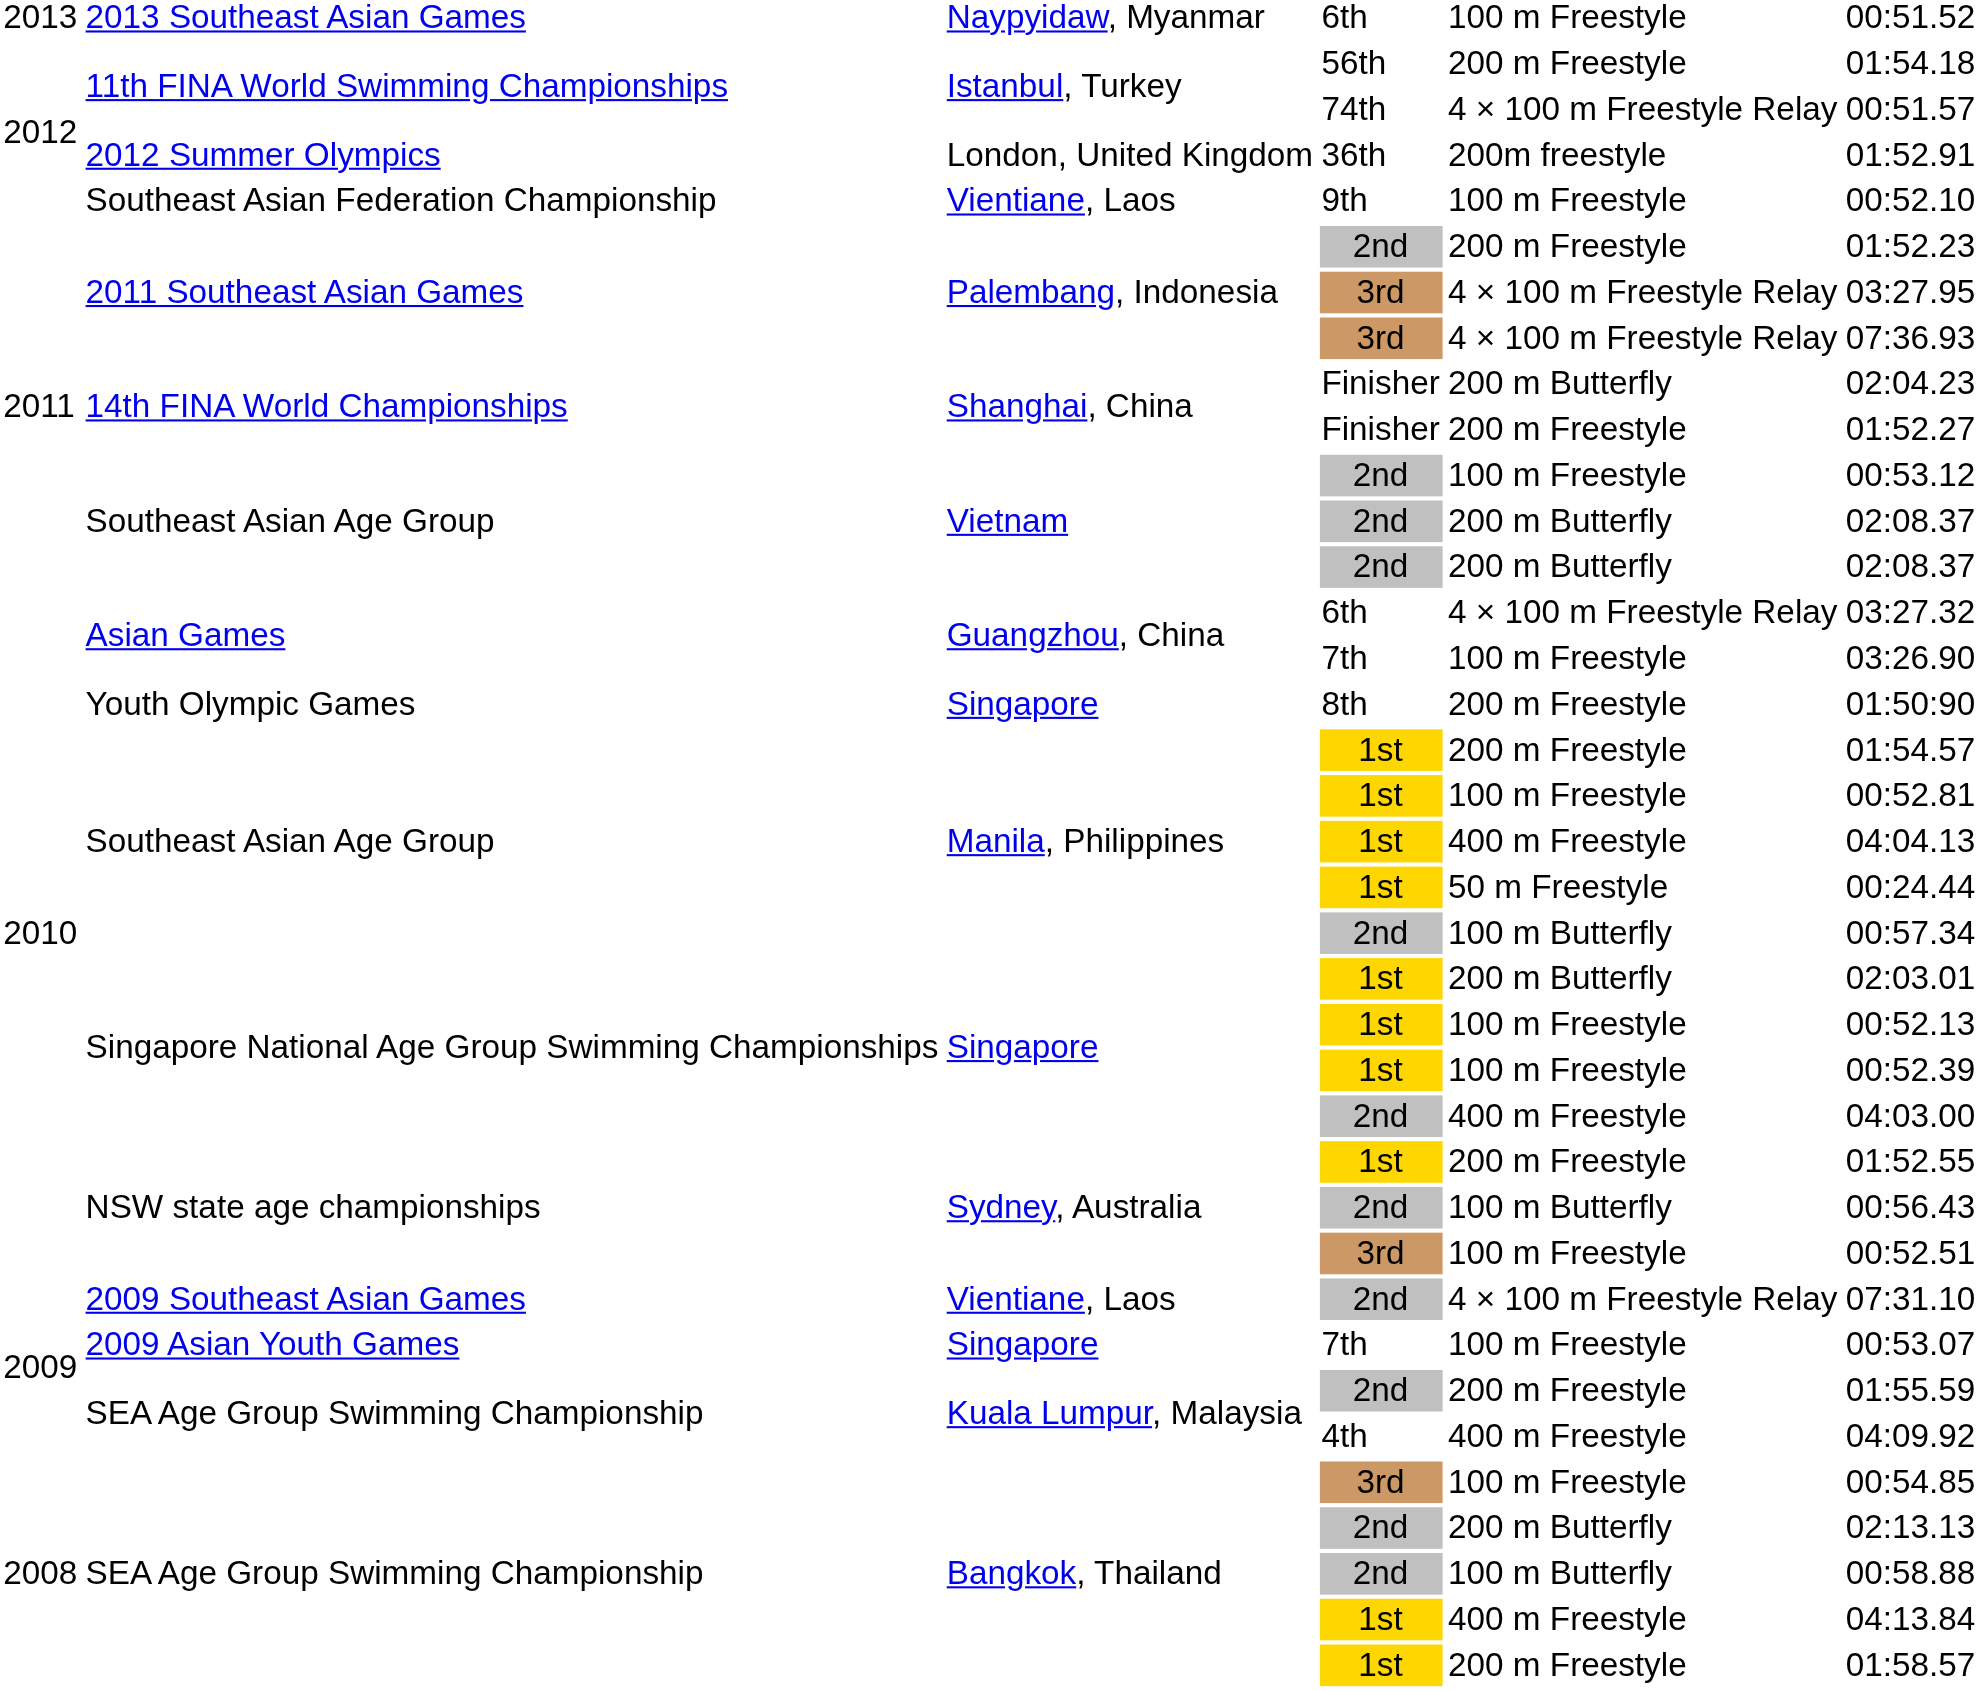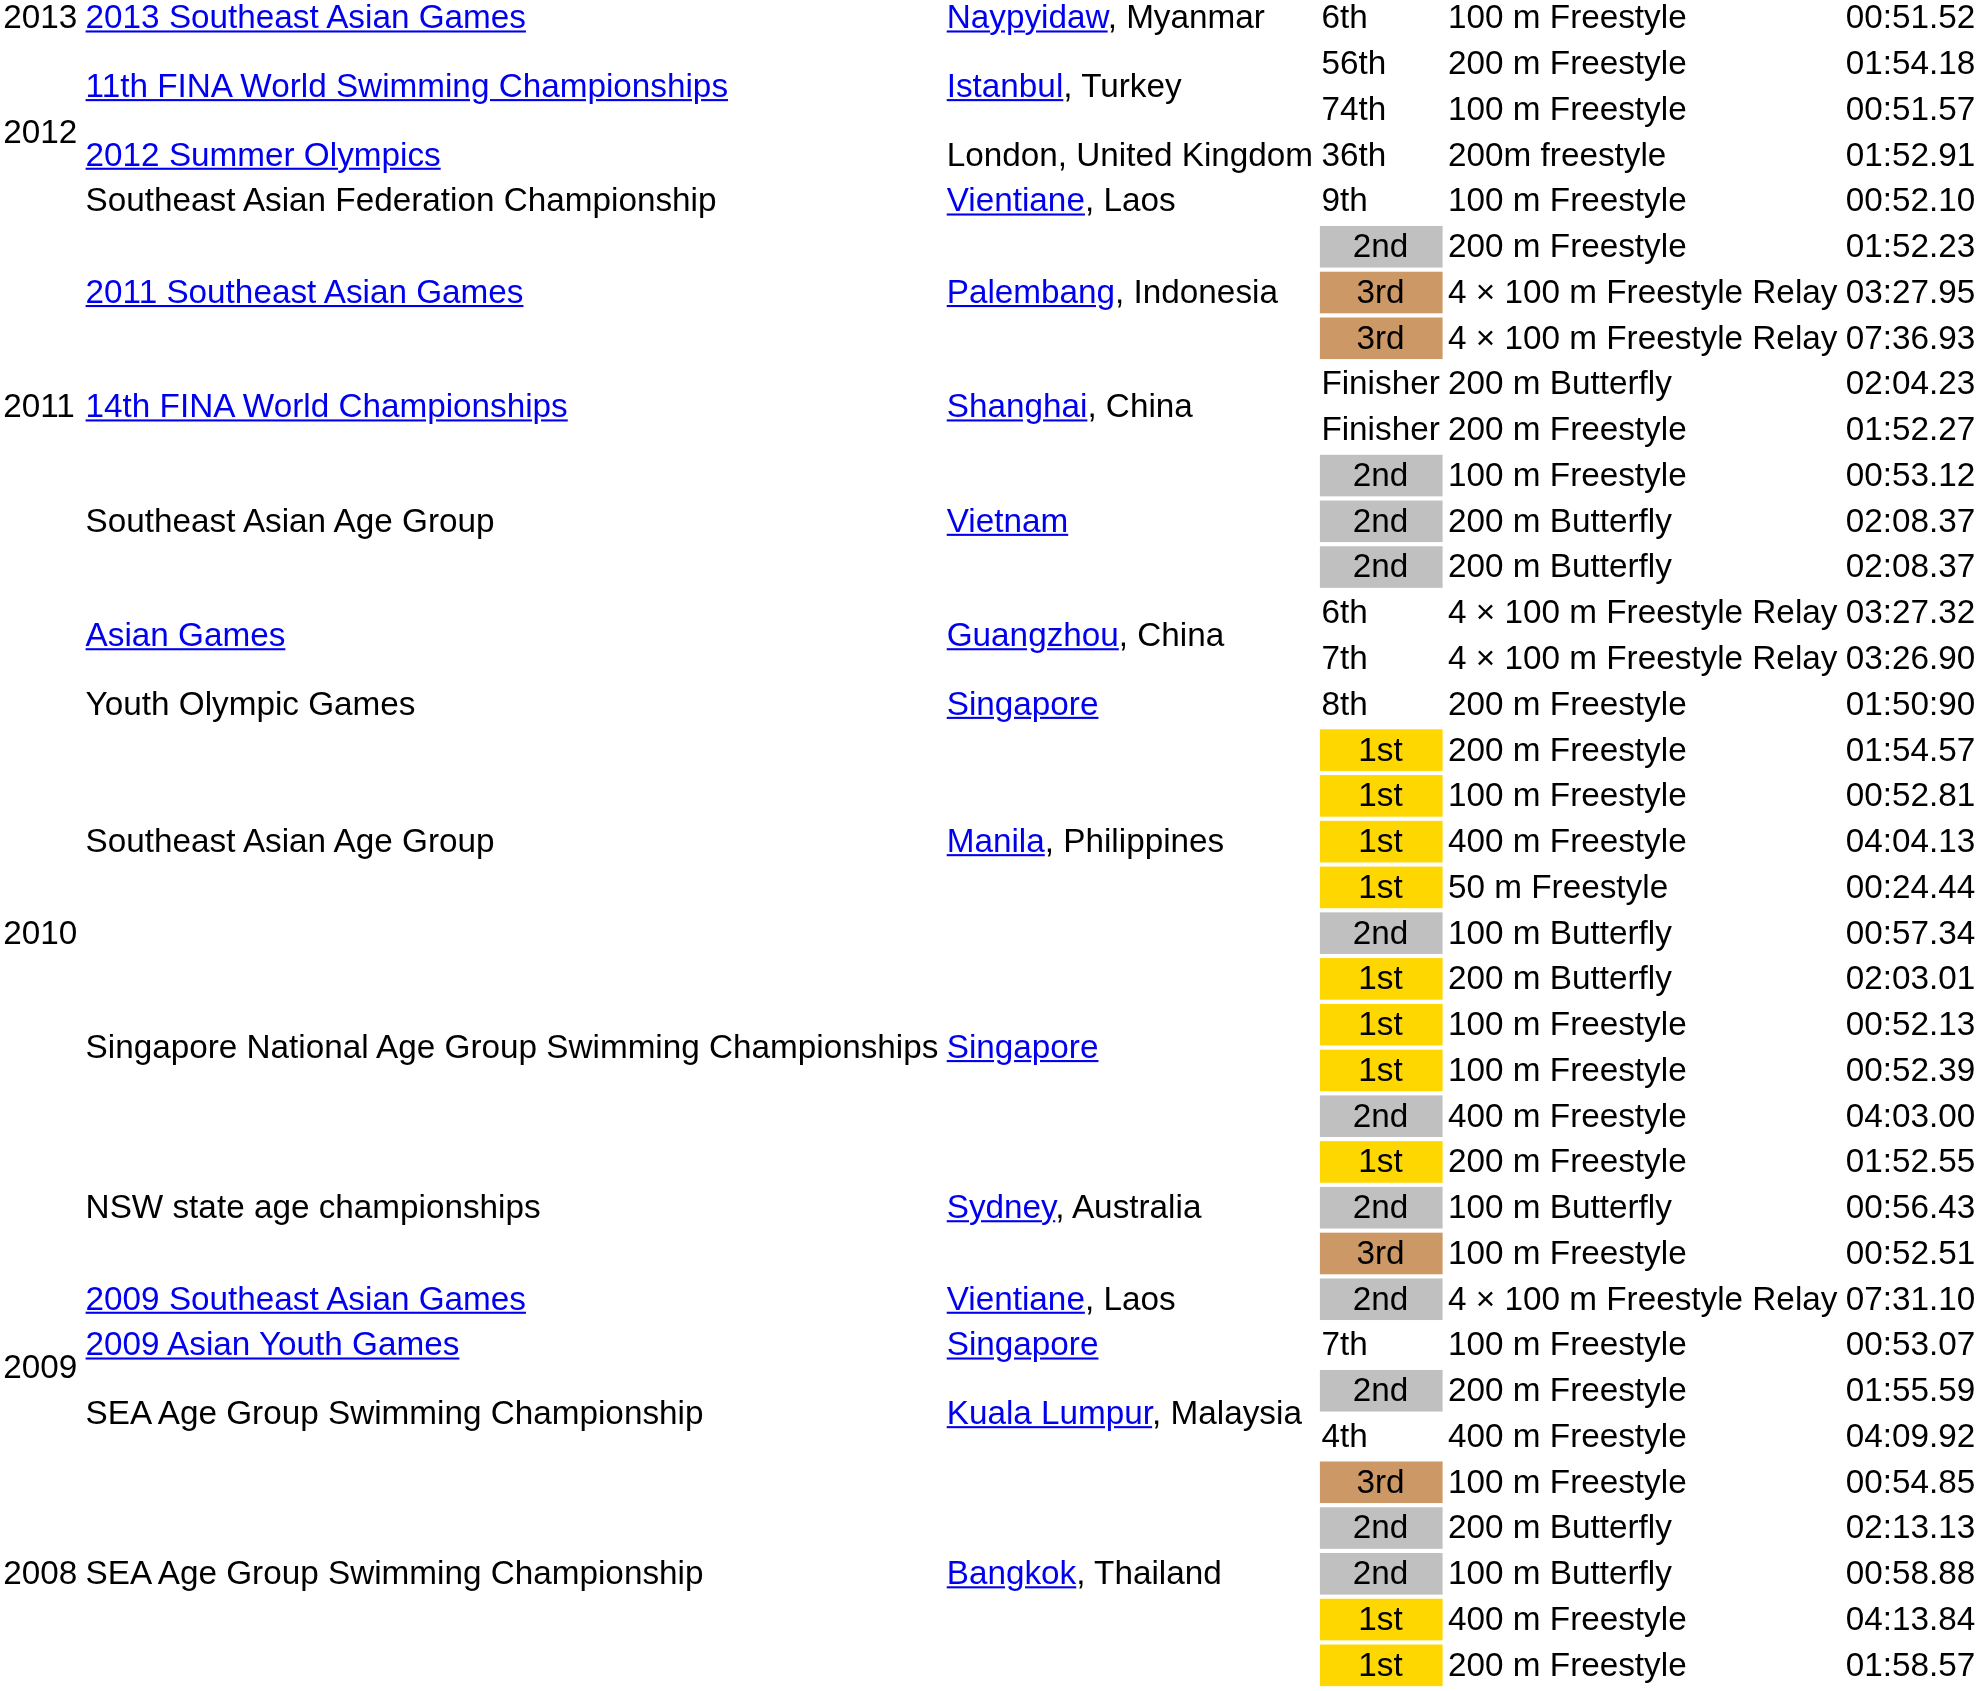(1643, 108) 4 × 100 m Freestyle Relay -> (1567, 108) 100 m Freestyle
(1567, 658) 100 m Freestyle -> (1643, 658) 4 × 100 m Freestyle Relay
